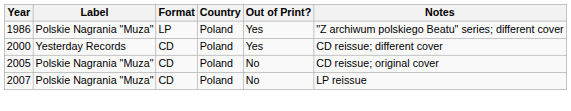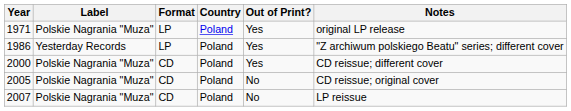+ row: (19, 30)
(95, 30) Polskie Nagrania "Muza" -> (81, 47) Yesterday Records
(81, 47) Yesterday Records -> (95, 64) Polskie Nagrania "Muza"
